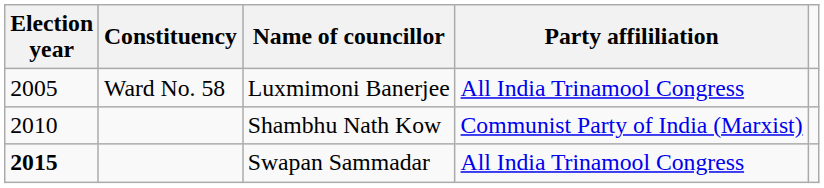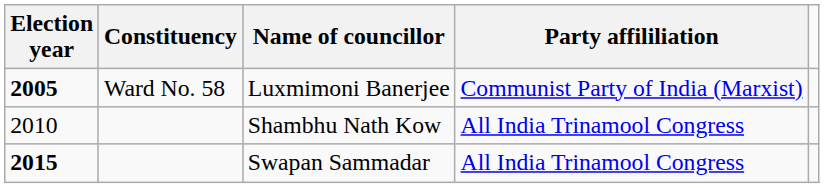(34, 87) normal -> (34, 87) bold
(602, 87) All India Trinamool Congress -> (632, 87) Communist Party of India (Marxist)
(632, 125) Communist Party of India (Marxist) -> (602, 125) All India Trinamool Congress
